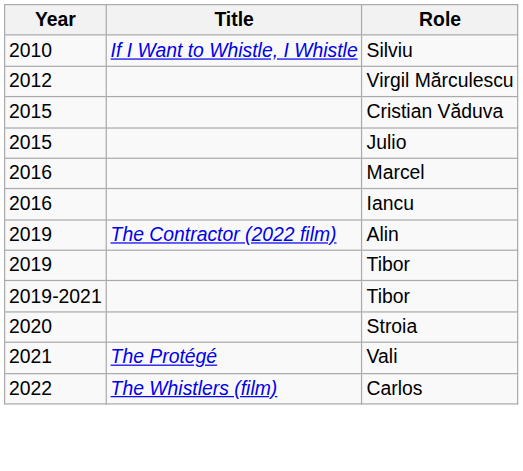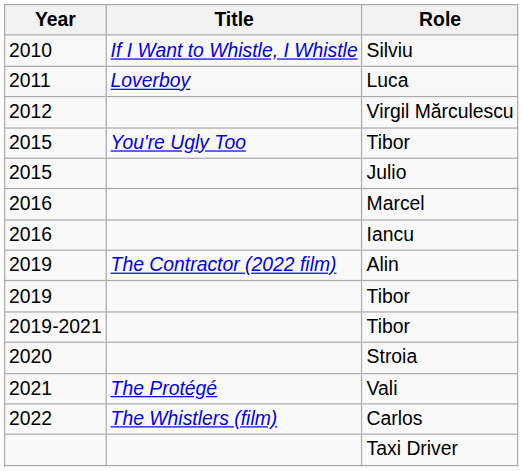+ row: (30, 81)
- row: (31, 111)
+ row: (31, 142)
+ row: (55, 450)
